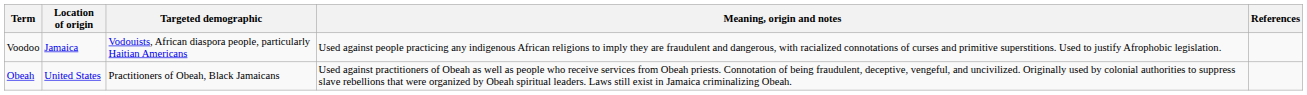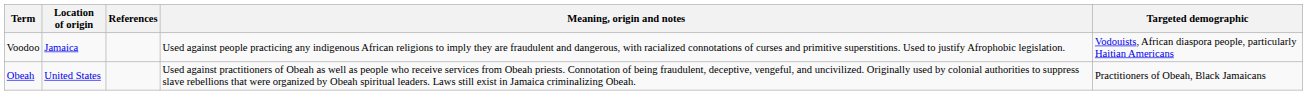columns swapped: (211, 18) <-> (1276, 18)
